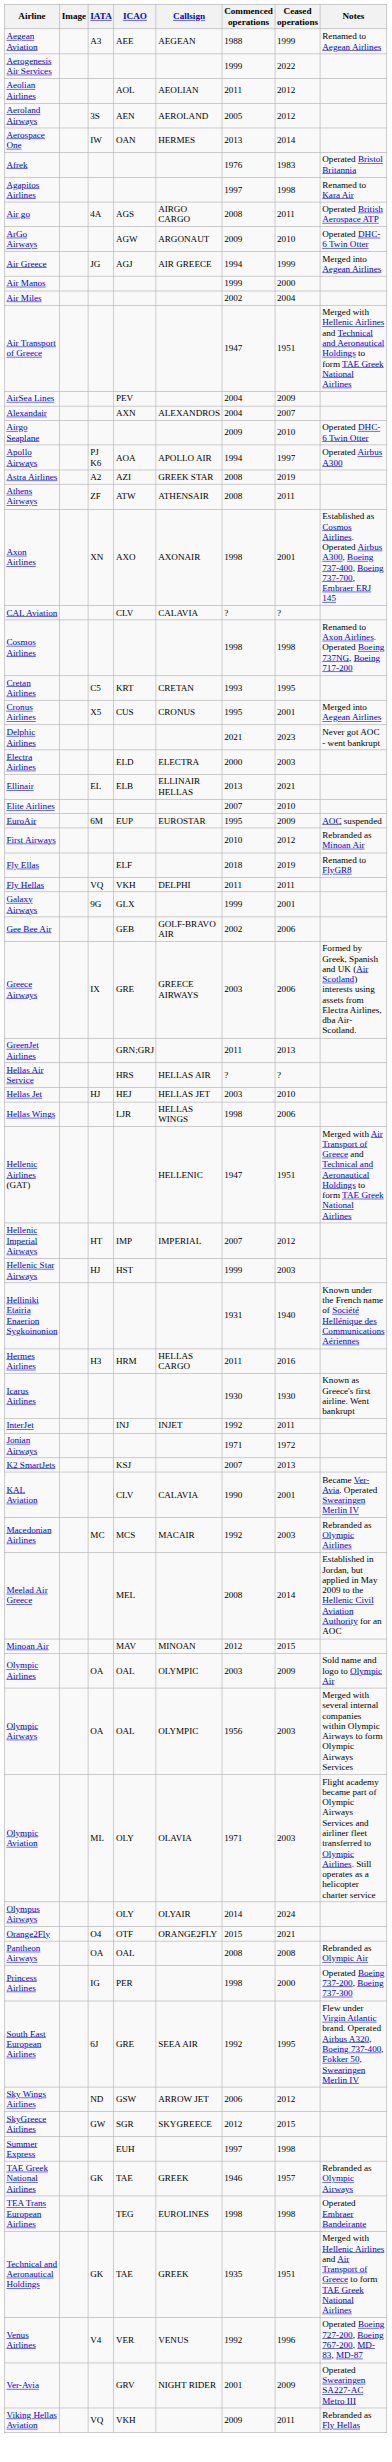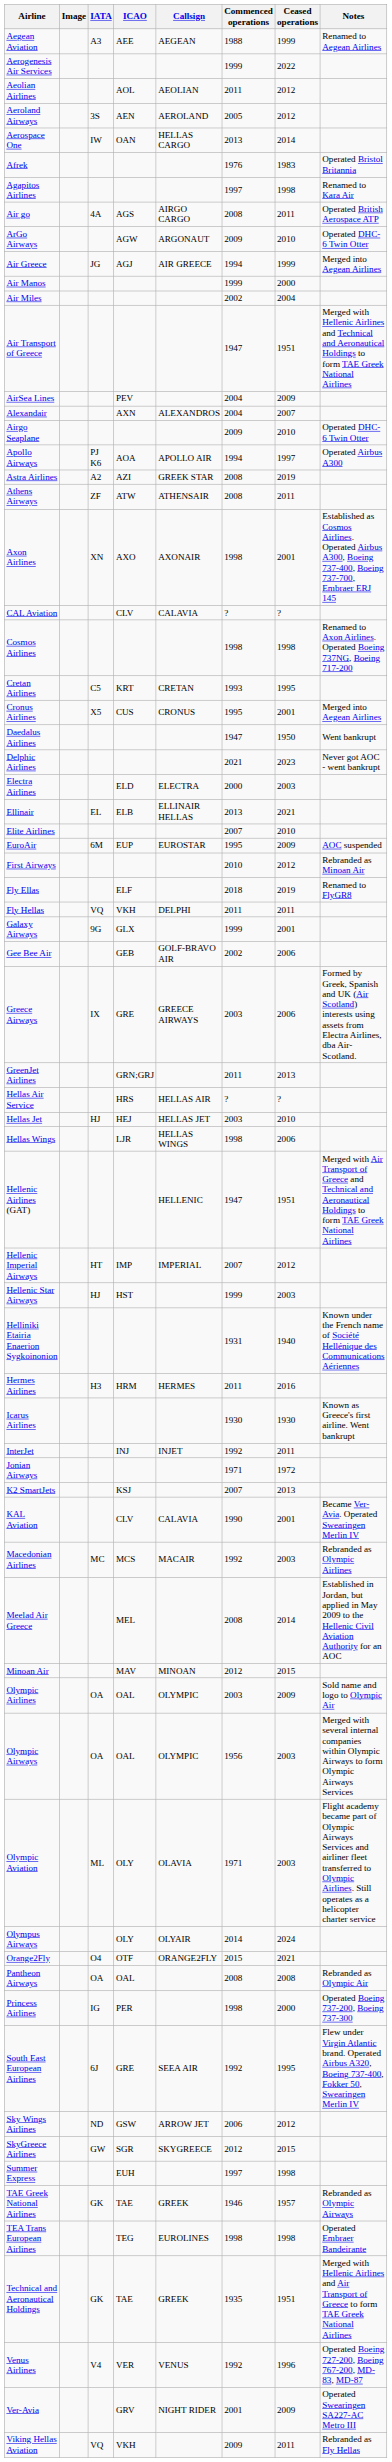(177, 140) HERMES -> (176, 140) HELLAS CARGO
+ row: (23, 737)
(176, 1361) HELLAS CARGO -> (177, 1385) HERMES
